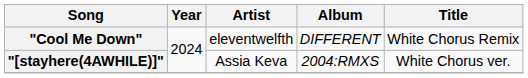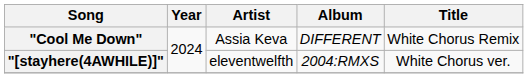(251, 38) eleventwelfth -> (251, 38) Assia Keva
(251, 61) Assia Keva -> (251, 61) eleventwelfth
